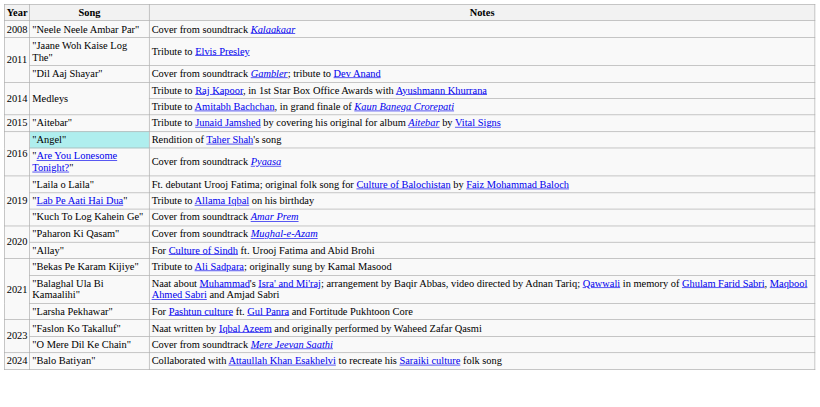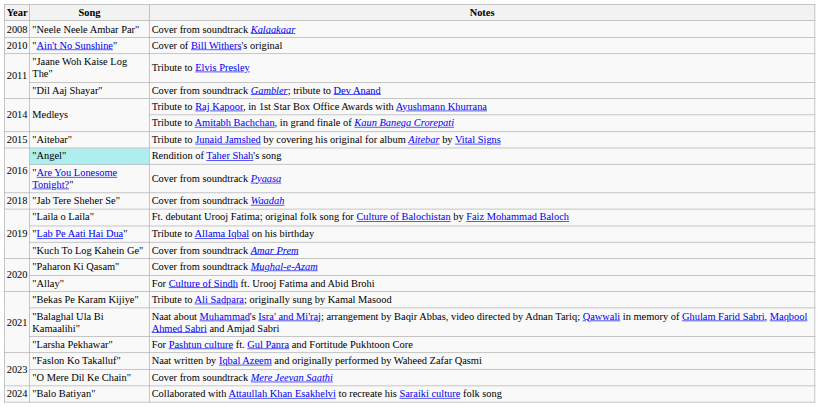+ row: (217, 45)
+ row: (218, 201)
